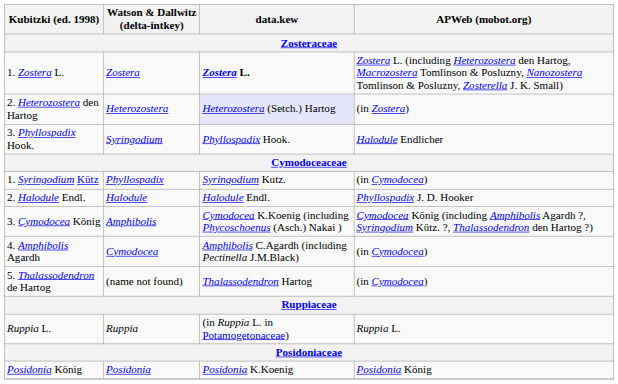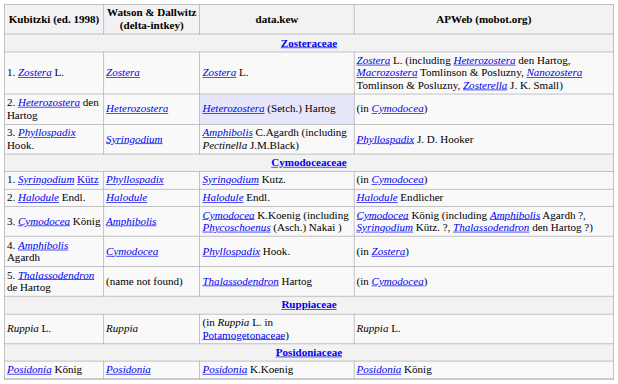(226, 73) bold -> (225, 73) normal
(383, 109) (in Zostera) -> (392, 109) (in Cymodocea)
(246, 139) Phyllospadix Hook. -> (275, 139) Amphibolis C.Agardh (including Pectinella J.M.Black)
(400, 139) Halodule Endlicher -> (415, 139) Phyllospadix J. D. Hooker
(415, 197) Phyllospadix J. D. Hooker -> (400, 197) Halodule Endlicher
(275, 251) Amphibolis C.Agardh (including Pectinella J.M.Black) -> (246, 251) Phyllospadix Hook.
(392, 251) (in Cymodocea) -> (383, 251) (in Zostera)
